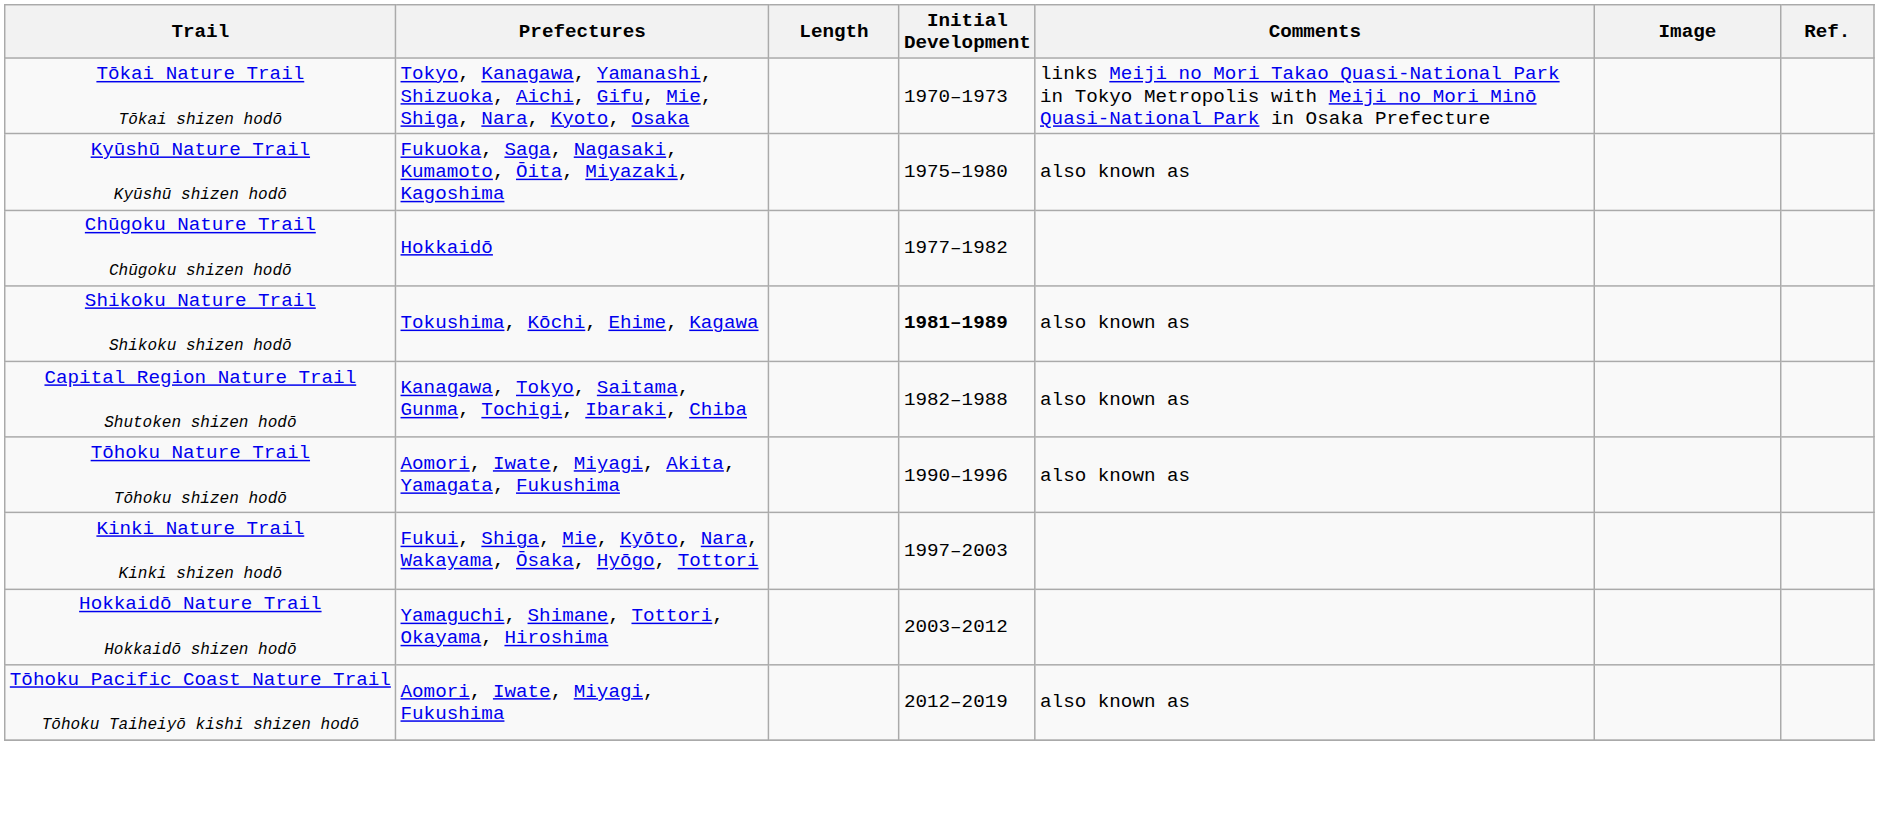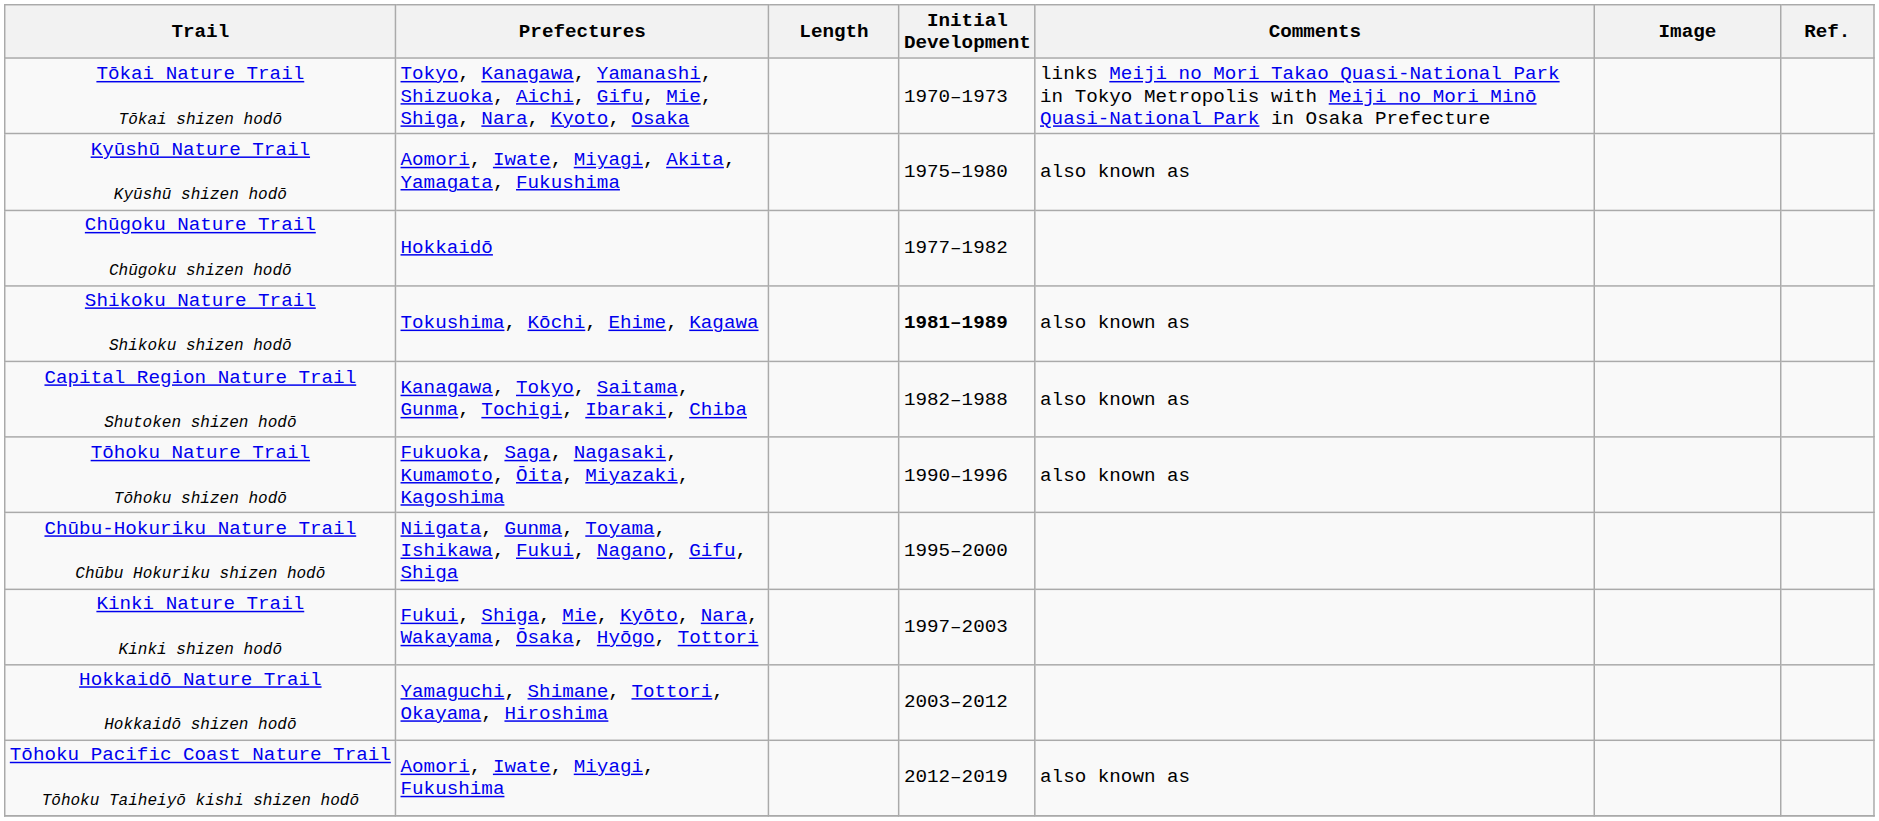(545, 172) Fukuoka, Saga, Nagasaki, Kumamoto, Ōita, Miyazaki, Kagoshima -> (568, 172) Aomori, Iwate, Miyagi, Akita, Yamagata, Fukushima
(568, 475) Aomori, Iwate, Miyagi, Akita, Yamagata, Fukushima -> (545, 475) Fukuoka, Saga, Nagasaki, Kumamoto, Ōita, Miyazaki, Kagoshima
+ row: (200, 550)
